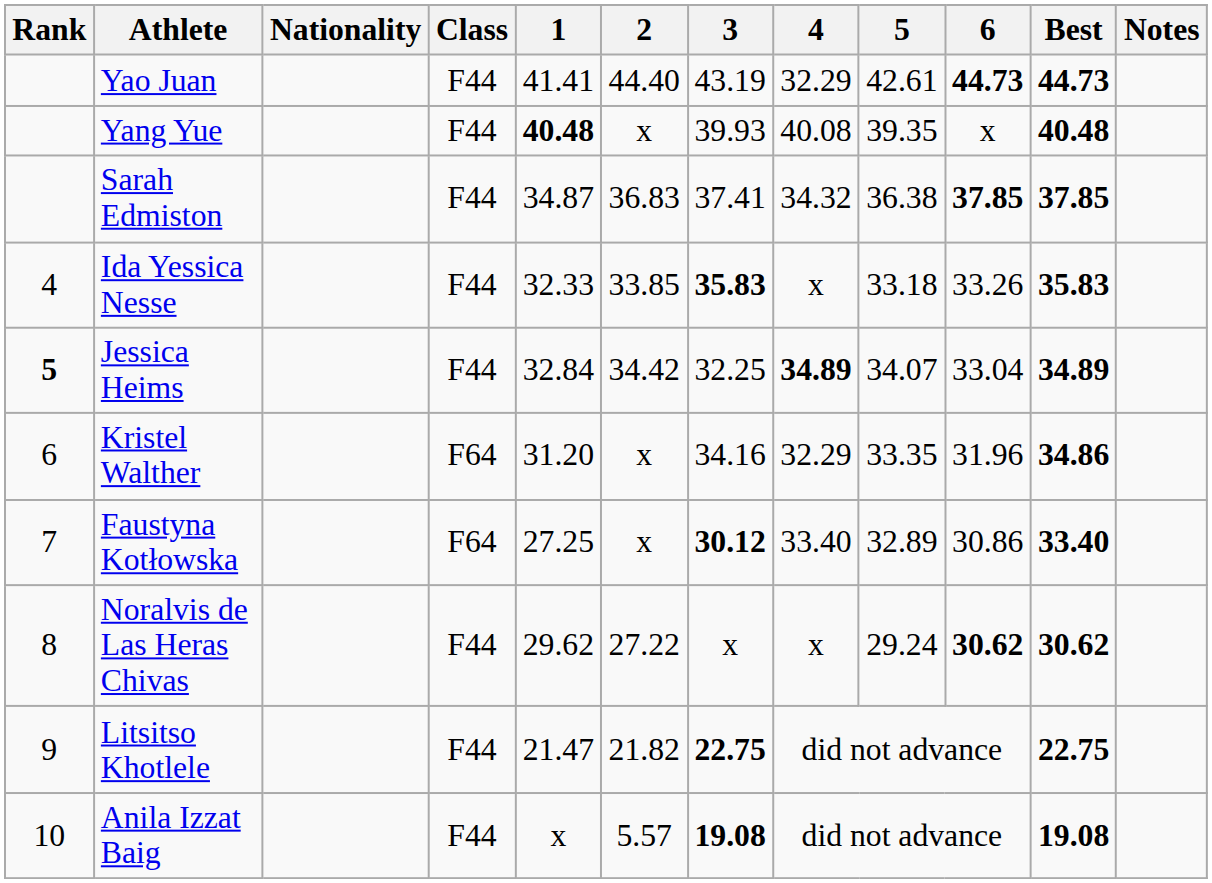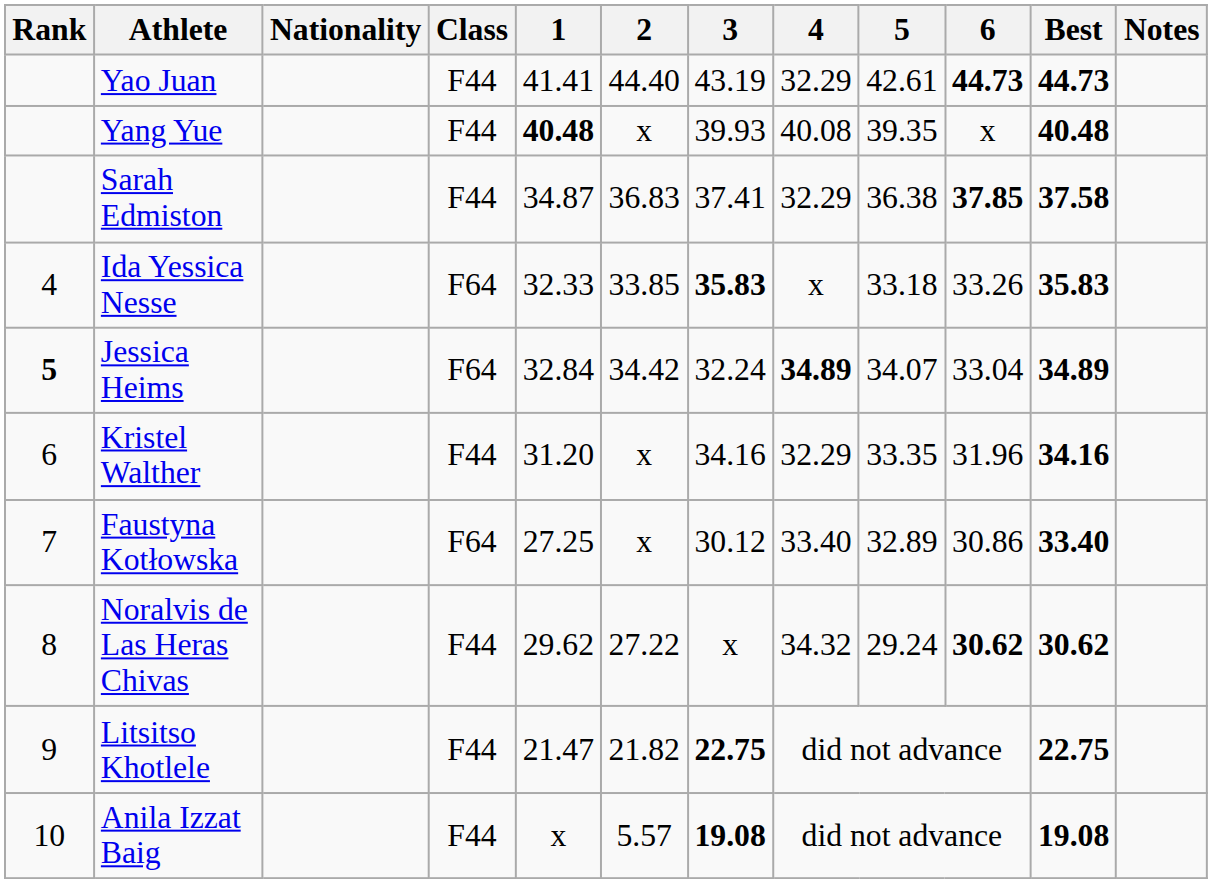(816, 198) 34.32 -> (816, 198) 32.29
(1074, 198) 37.85 -> (1074, 198) 37.58
(472, 284) F44 -> (472, 284) F64
(472, 369) F44 -> (472, 369) F64
(730, 369) 32.25 -> (730, 369) 32.24
(472, 455) F64 -> (472, 455) F44
(1074, 455) 34.86 -> (1074, 455) 34.16
(730, 541) bold -> (730, 541) normal
(816, 645) x -> (816, 645) 34.32
